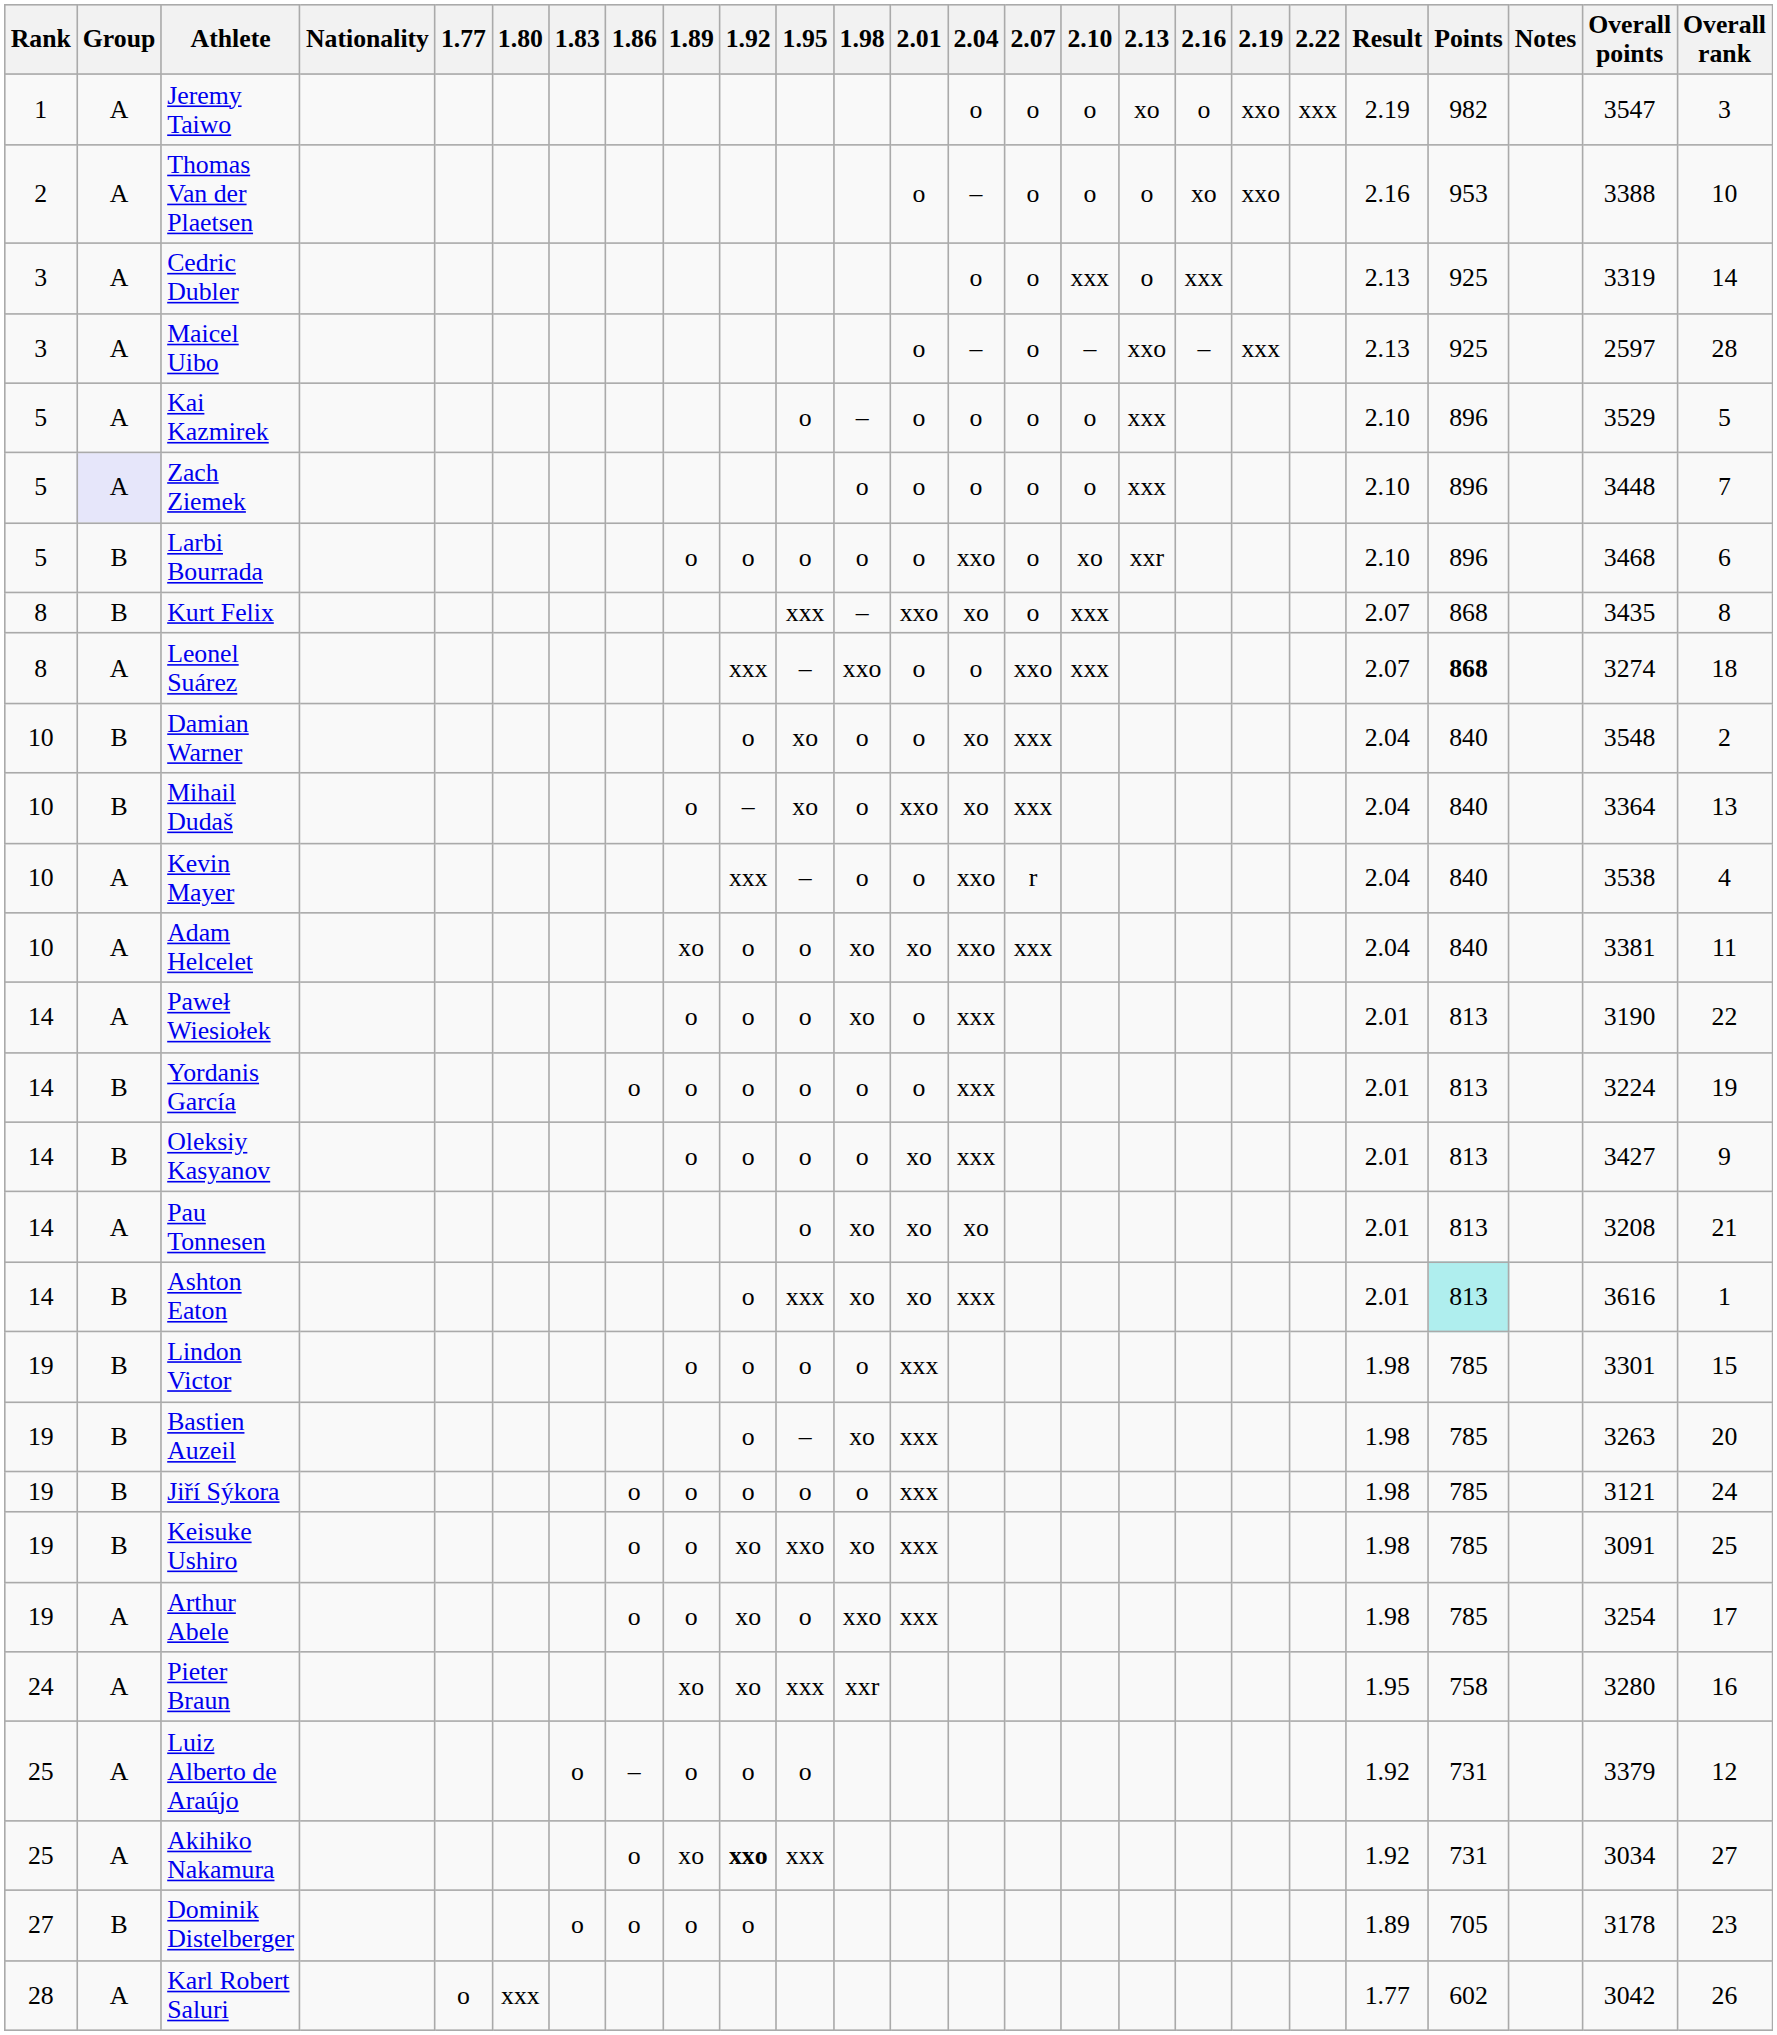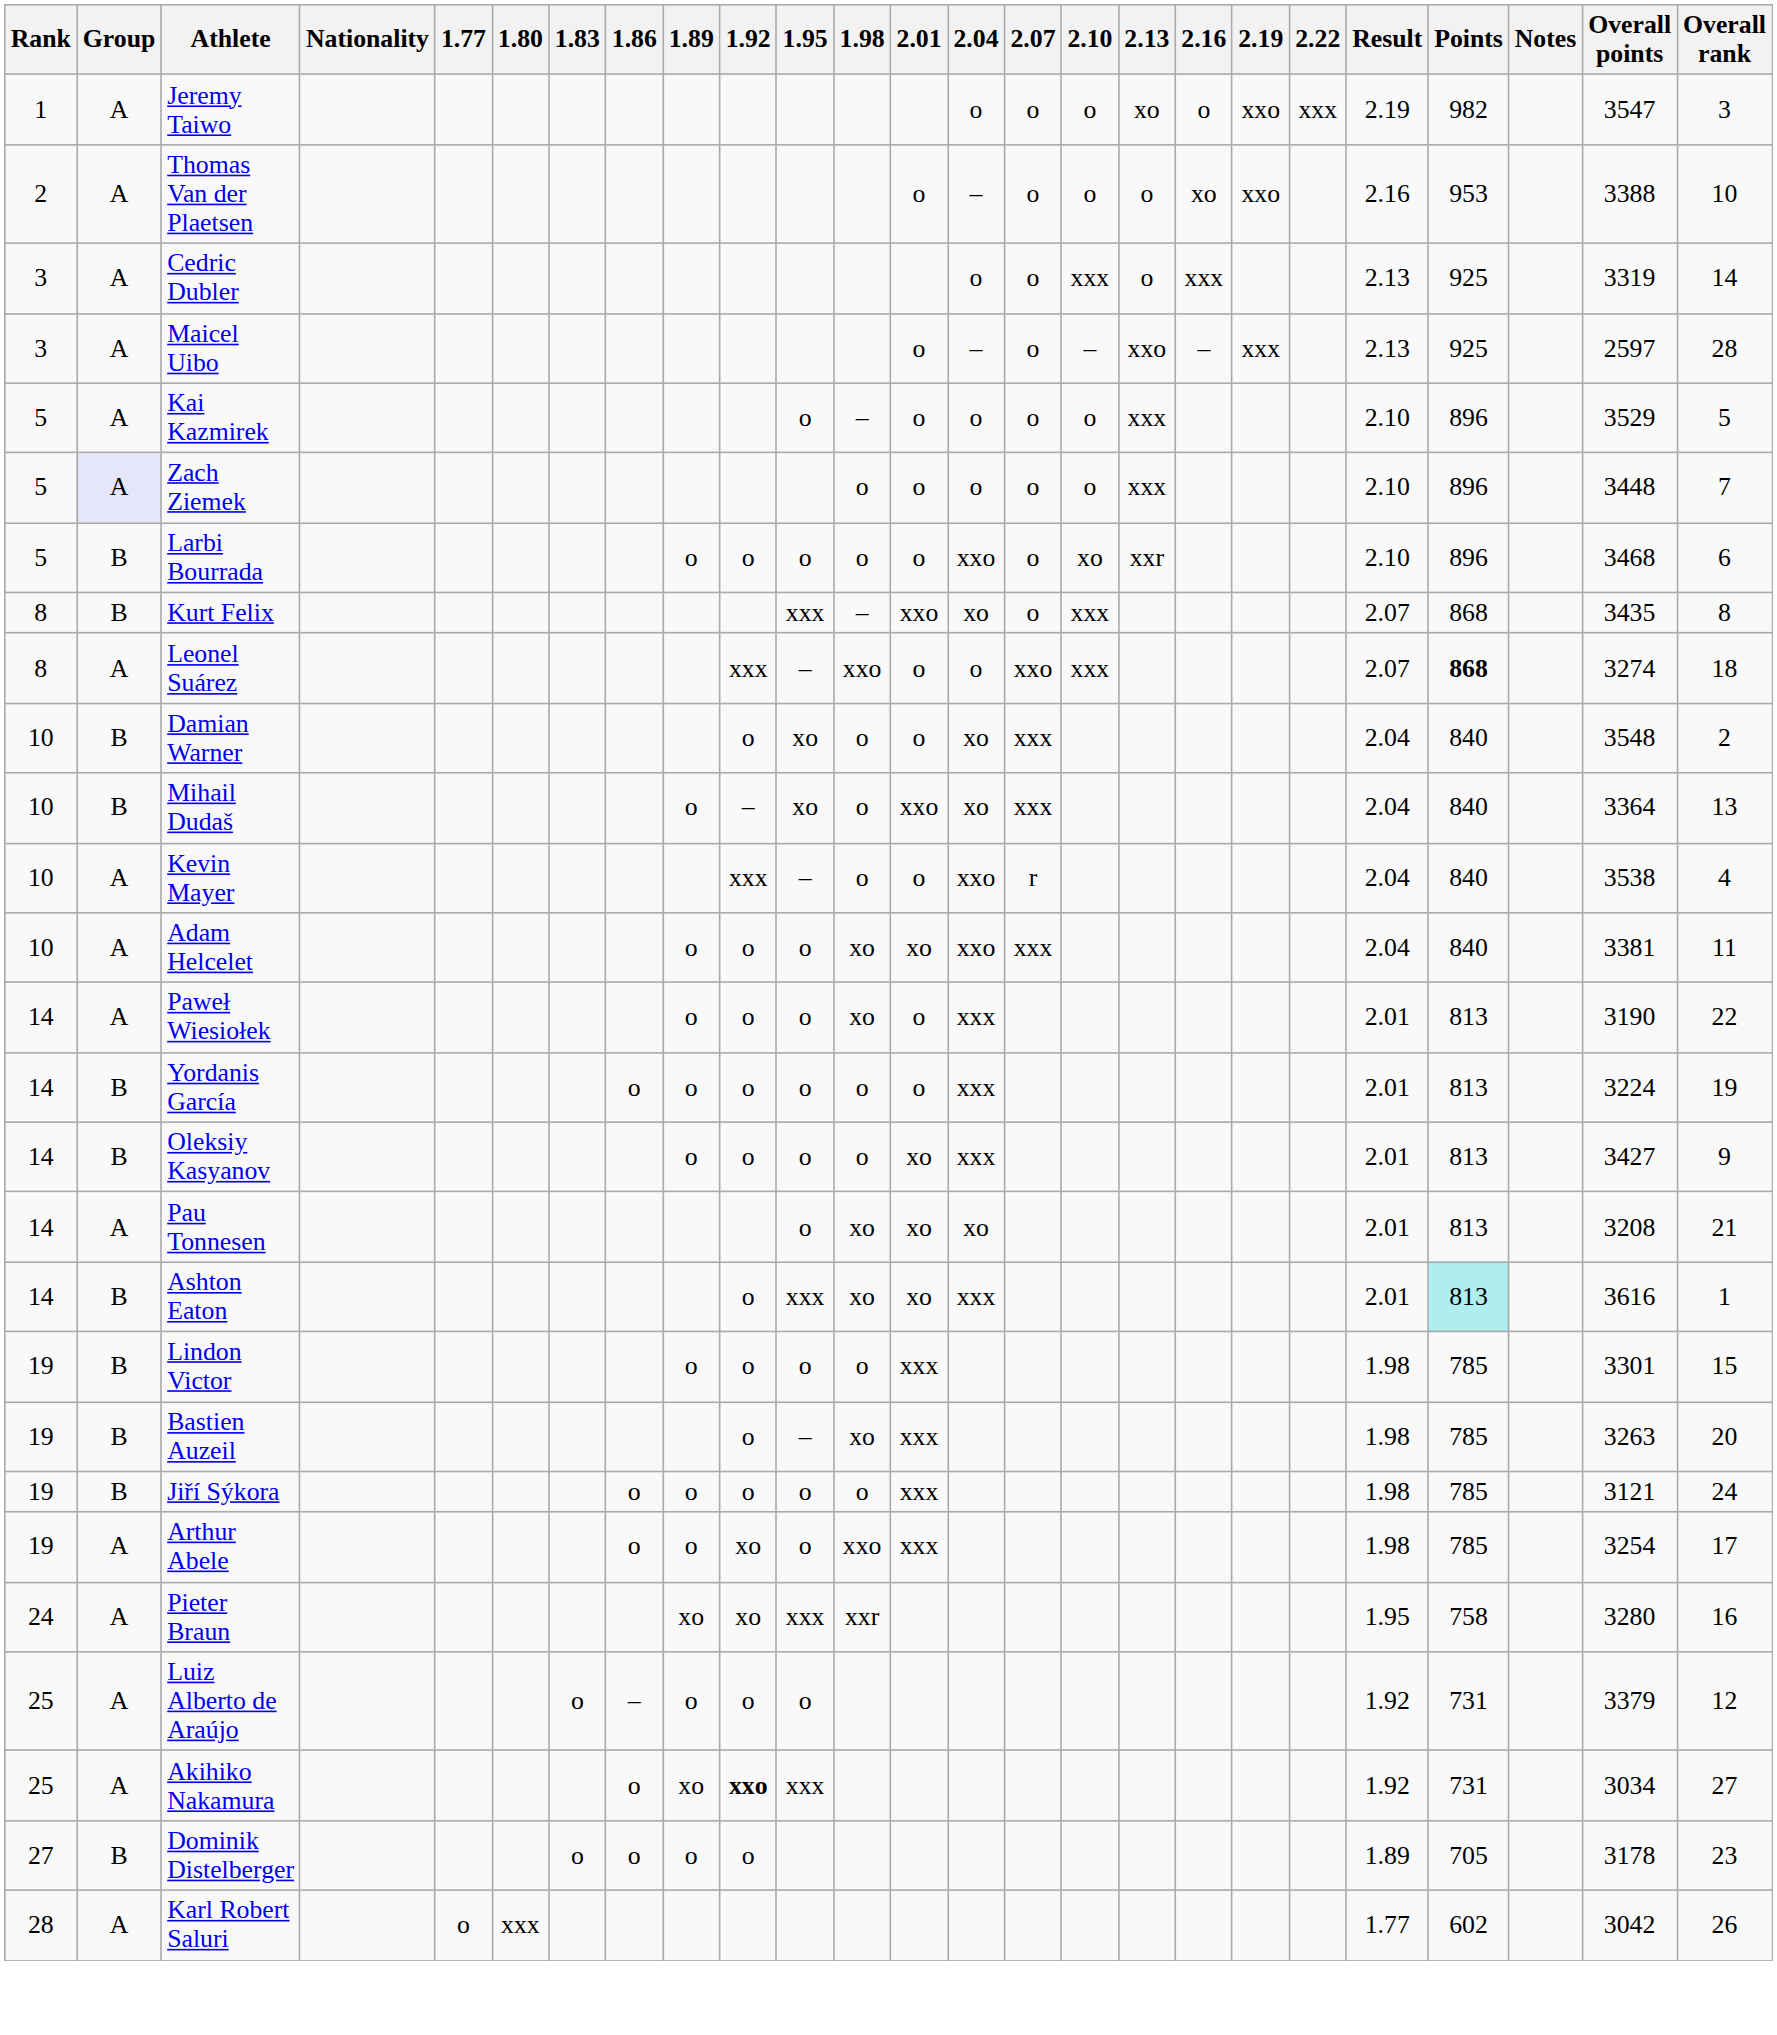(691, 947) xo -> (691, 947) o
- row: (209, 1546)
